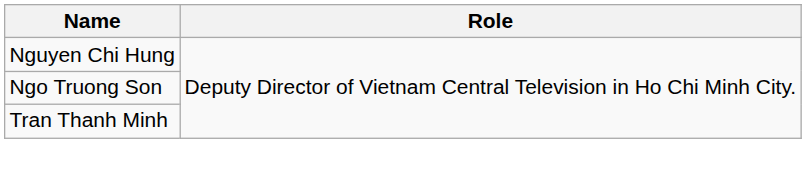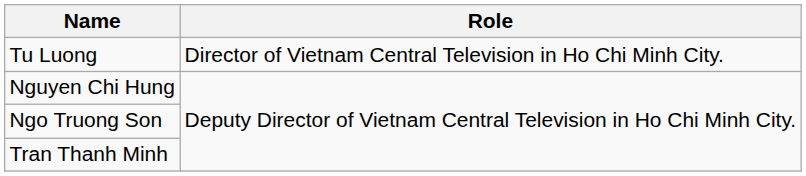+ row: (53, 54)
